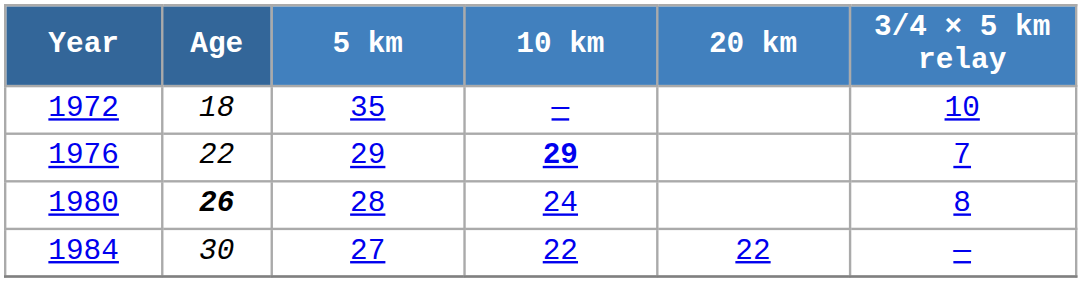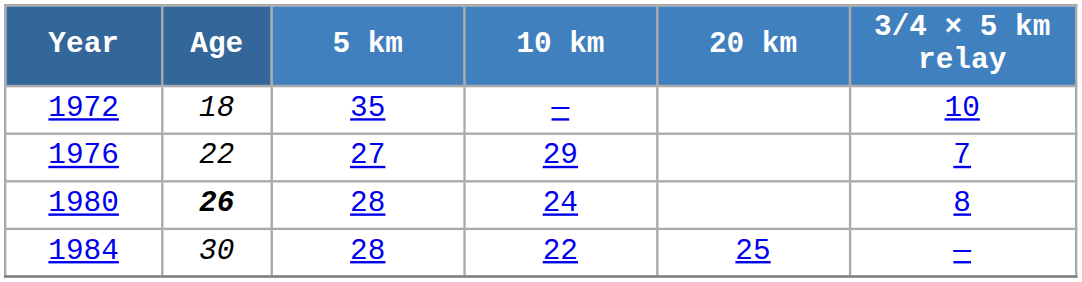(368, 157) 29 -> (368, 157) 27
(560, 157) bold -> (560, 157) normal
(368, 252) 27 -> (368, 252) 28
(753, 252) 22 -> (753, 252) 25
